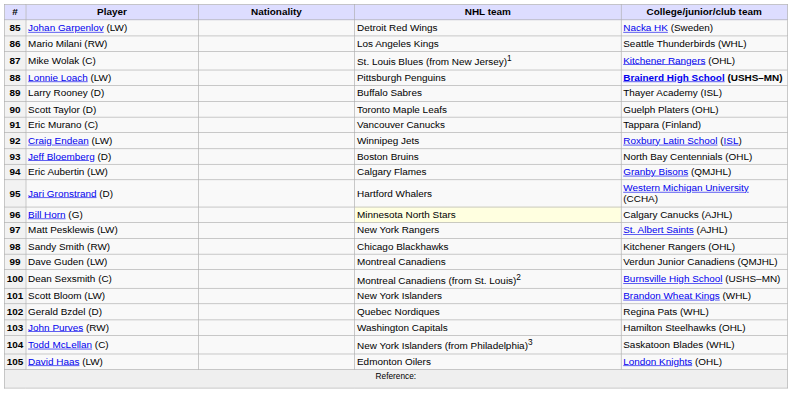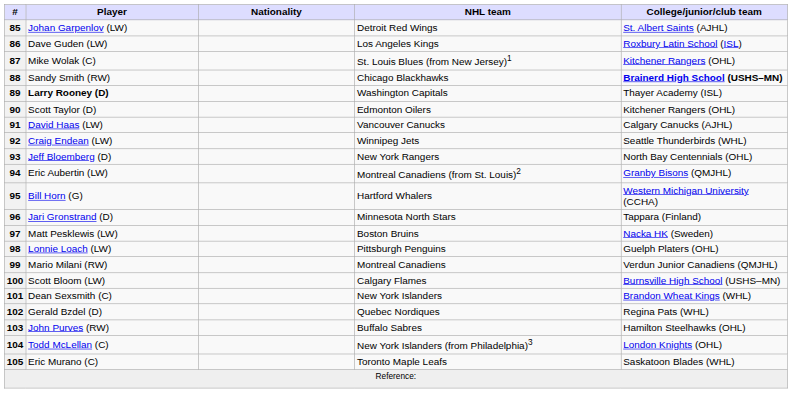(668, 28) Nacka HK (Sweden) -> (675, 28) St. Albert Saints (AJHL)
(68, 43) Mario Milani (RW) -> (68, 43) Dave Guden (LW)
(685, 43) Seattle Thunderbirds (WHL) -> (683, 43) Roxbury Latin School (ISL)
(70, 77) Lonnie Loach (LW) -> (69, 77) Sandy Smith (RW)
(401, 77) Pittsburgh Penguins -> (403, 77) Chicago Blackhawks
(66, 93) normal -> (68, 93) bold
(389, 93) Buffalo Sabres -> (402, 93) Washington Capitals
(402, 109) Toronto Maple Leafs -> (394, 109) Edmonton Oilers
(671, 109) Guelph Platers (OHL) -> (679, 109) Kitchener Rangers (OHL)
(63, 125) Eric Murano (C) -> (66, 125) David Haas (LW)
(662, 125) Tappara (Finland) -> (678, 125) Calgary Canucks (AJHL)
(683, 140) Roxbury Latin School (ISL) -> (685, 140) Seattle Thunderbirds (WHL)
(388, 156) Boston Bruins -> (398, 156) New York Rangers
(392, 172) Calgary Flames -> (439, 173) Montreal Canadiens (from St. Louis)2
(71, 193) Jari Gronstrand (D) -> (55, 196) Bill Horn (G)
(55, 214) Bill Horn (G) -> (71, 217) Jari Gronstrand (D)
(406, 214) lightyellow background -> (406, 217) no background
(678, 214) Calgary Canucks (AJHL) -> (662, 217) Tappara (Finland)
(398, 230) New York Rangers -> (388, 233) Boston Bruins
(675, 230) St. Albert Saints (AJHL) -> (668, 233) Nacka HK (Sweden)
(69, 246) Sandy Smith (RW) -> (70, 249) Lonnie Loach (LW)
(403, 246) Chicago Blackhawks -> (401, 249) Pittsburgh Penguins
(679, 246) Kitchener Rangers (OHL) -> (671, 249) Guelph Platers (OHL)
(68, 262) Dave Guden (LW) -> (68, 264) Mario Milani (RW)
(70, 279) Dean Sexsmith (C) -> (67, 280) Scott Bloom (LW)
(439, 279) Montreal Canadiens (from St. Louis)2 -> (392, 280) Calgary Flames
(67, 296) Scott Bloom (LW) -> (70, 296) Dean Sexsmith (C)
(402, 327) Washington Capitals -> (389, 327) Buffalo Sabres
(679, 344) Saskatoon Blades (WHL) -> (673, 344) London Knights (OHL)
(66, 361) David Haas (LW) -> (63, 361) Eric Murano (C)
(394, 361) Edmonton Oilers -> (402, 361) Toronto Maple Leafs
(673, 361) London Knights (OHL) -> (679, 361) Saskatoon Blades (WHL)
